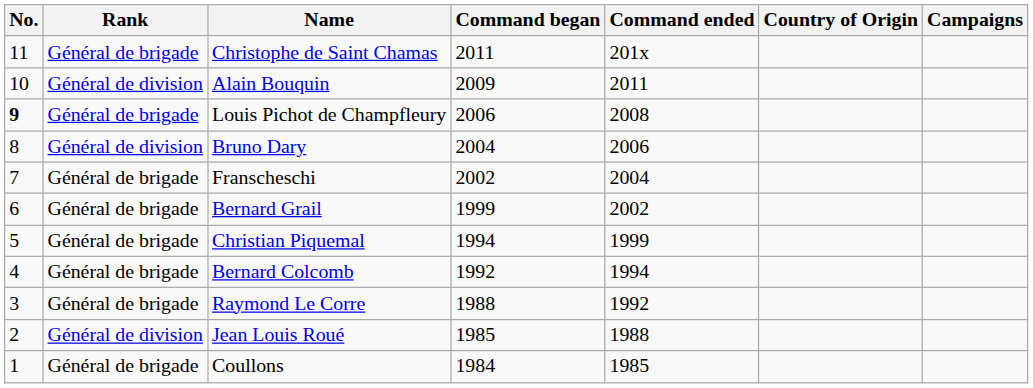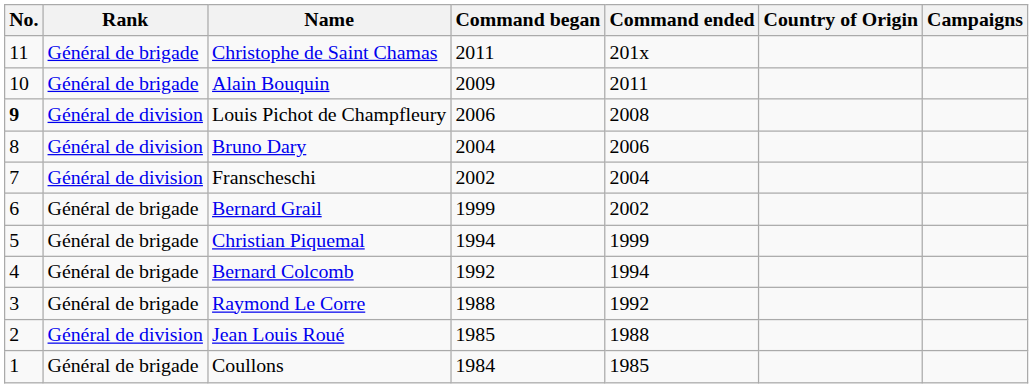(125, 83) Général de division -> (123, 83) Général de brigade
(123, 114) Général de brigade -> (125, 114) Général de division
(123, 177) Général de brigade -> (125, 177) Général de division
